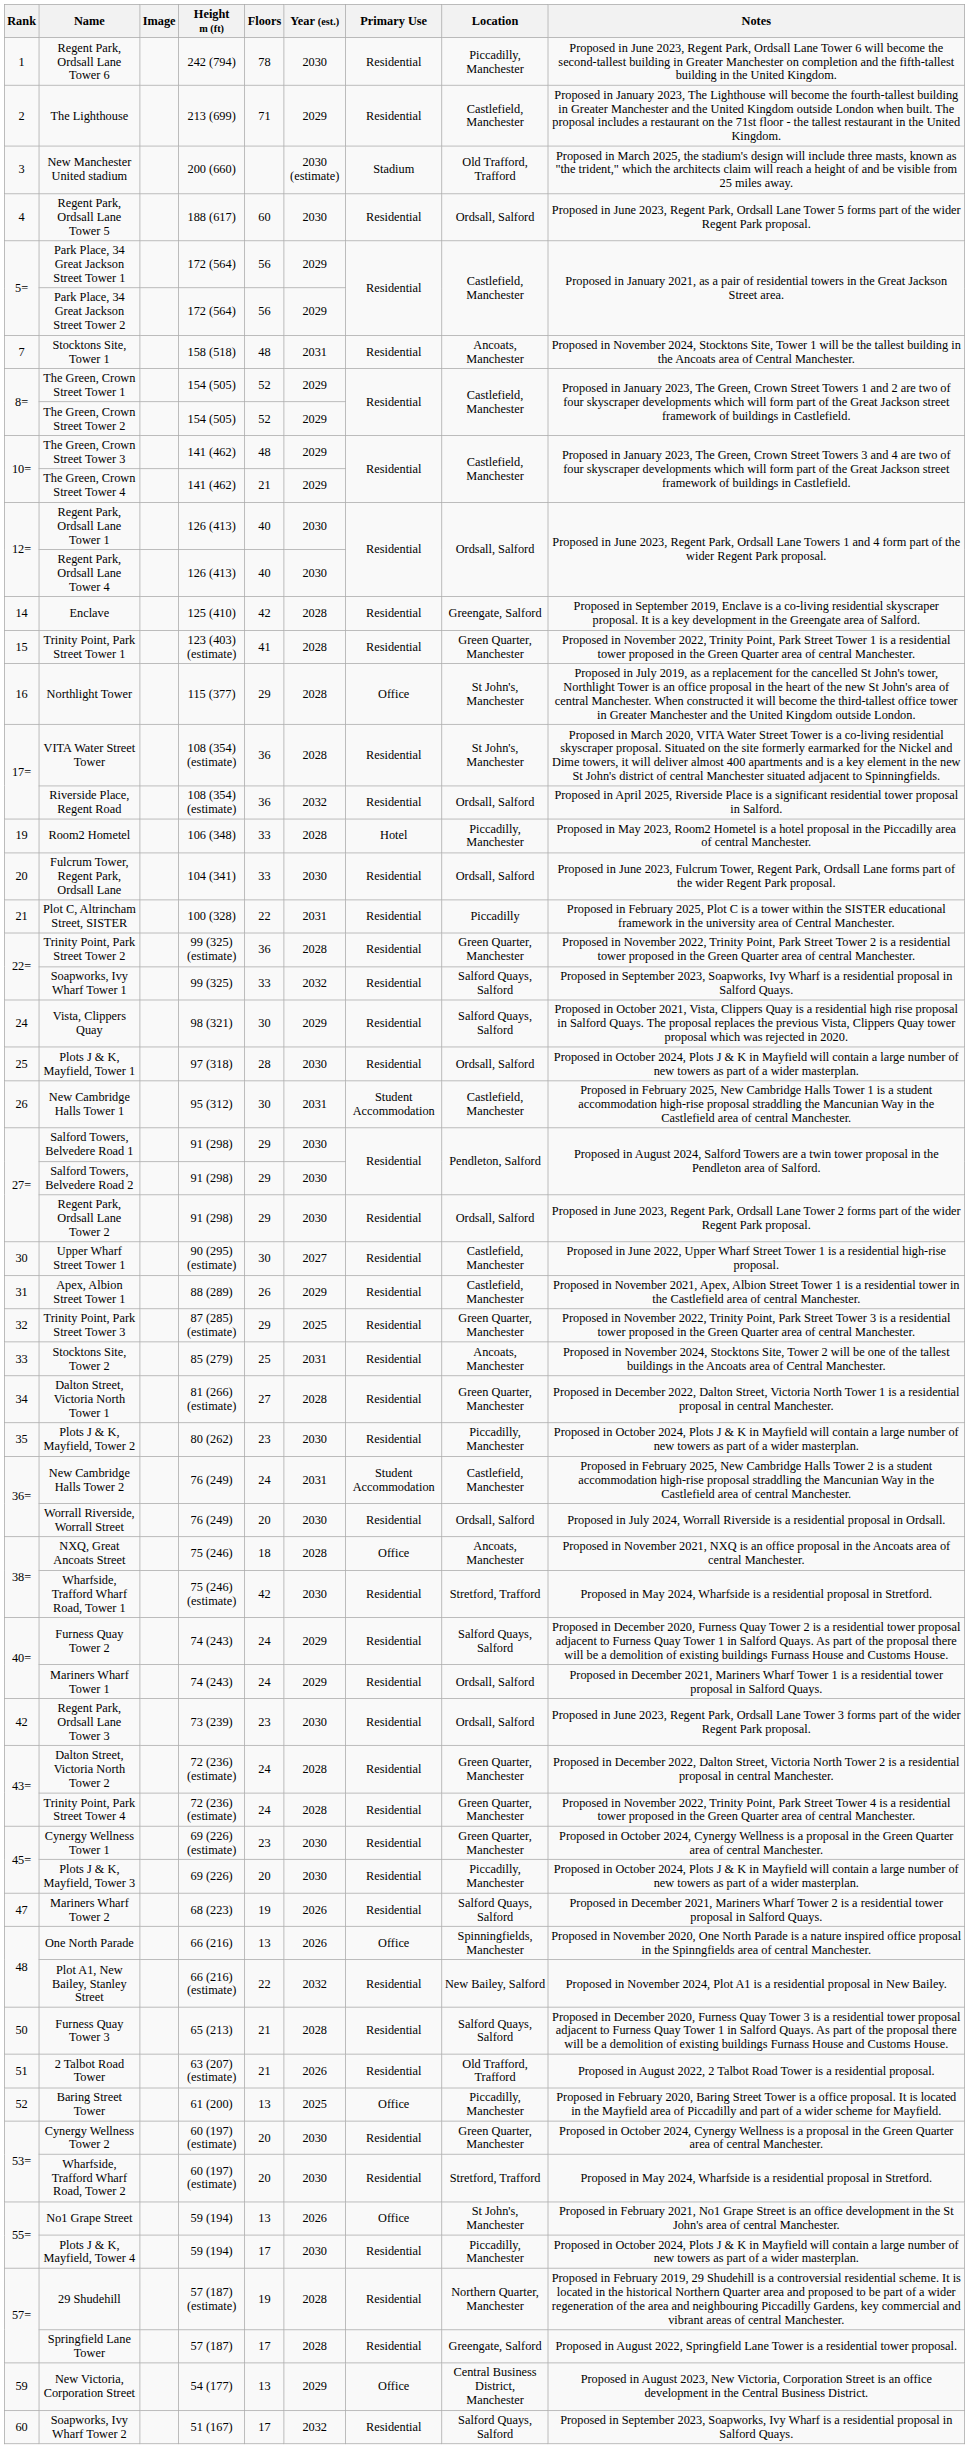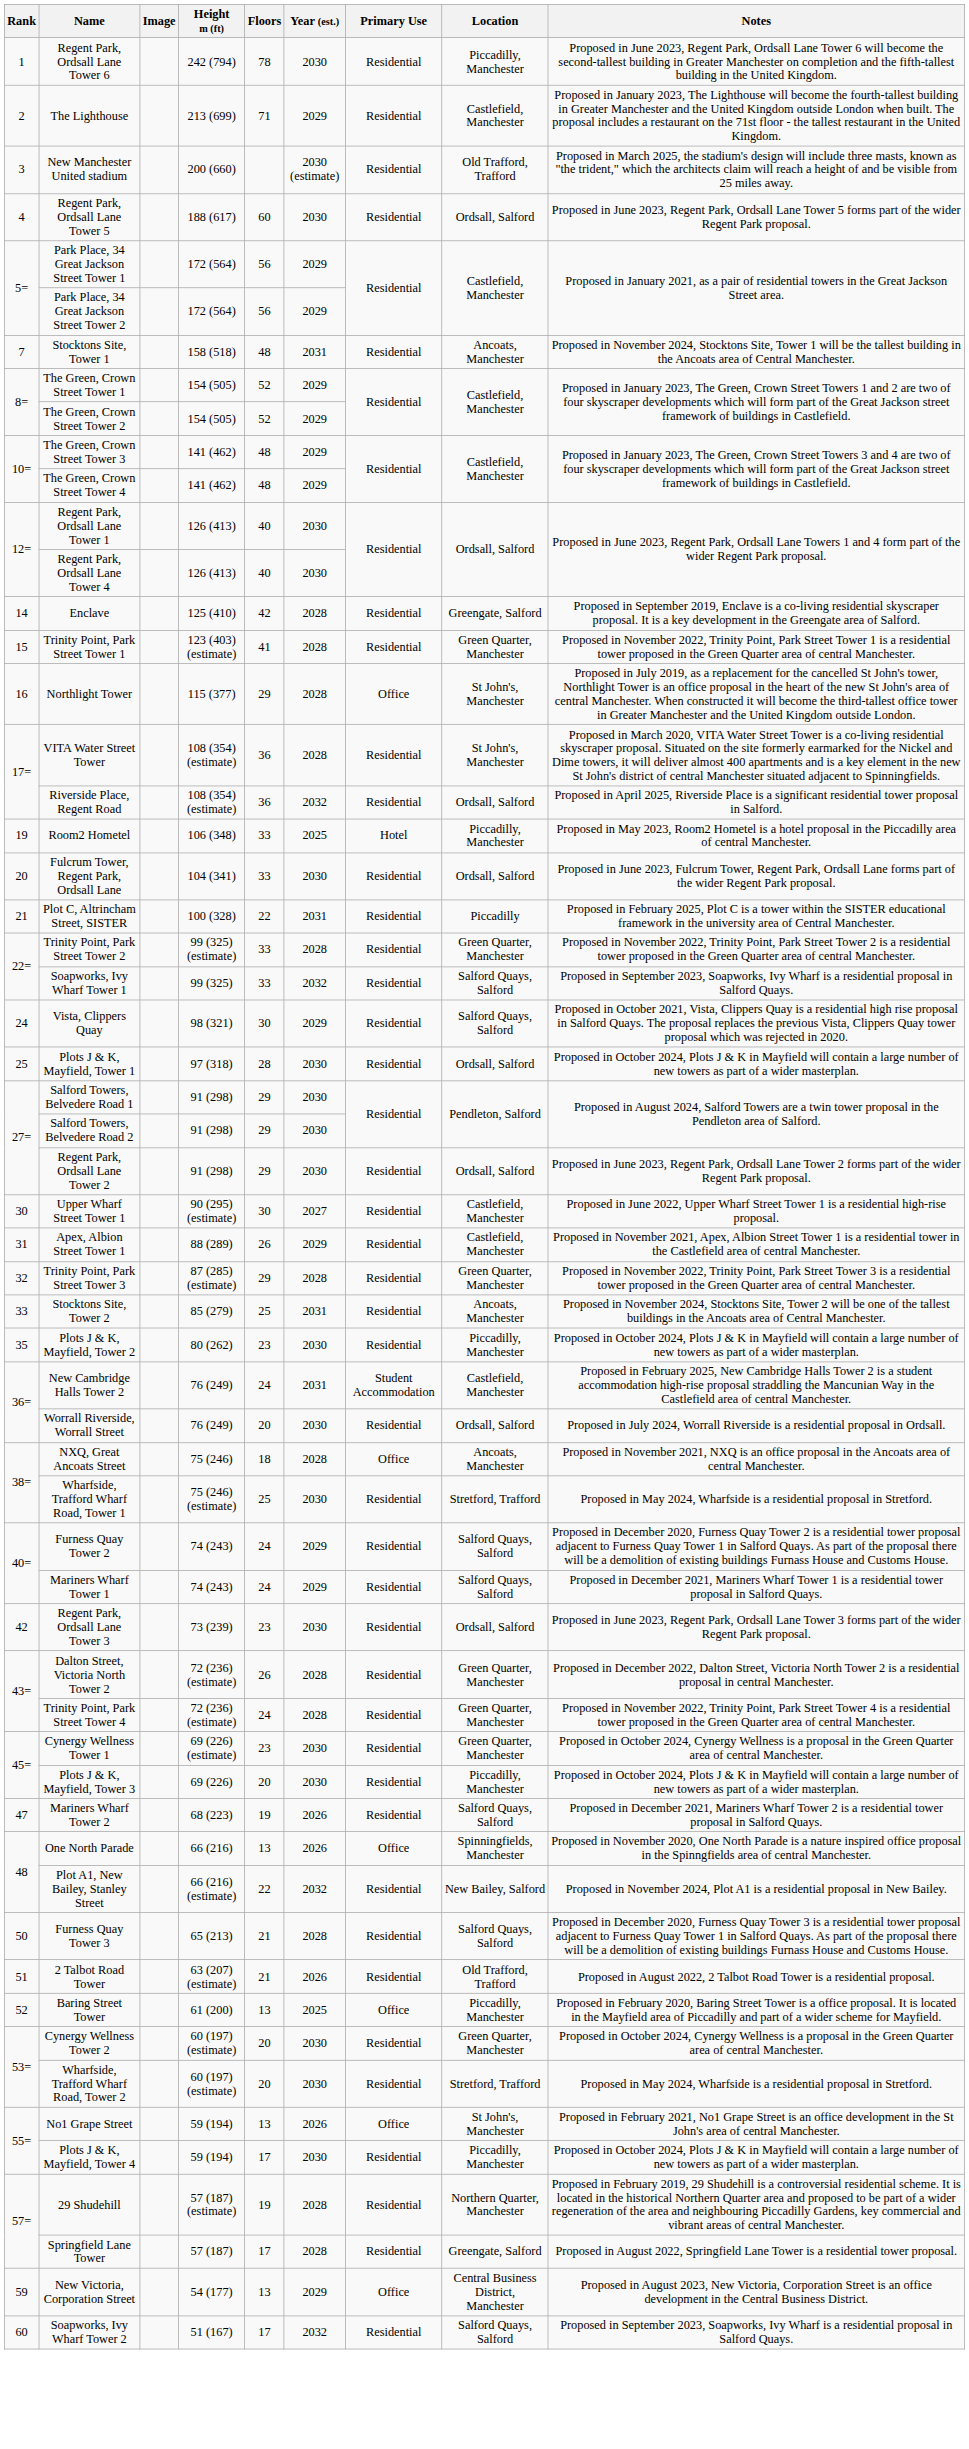(394, 169) Stadium -> (394, 169) Residential
(265, 485) 21 -> (265, 485) 48
(315, 835) 2028 -> (315, 835) 2025
(265, 950) 36 -> (265, 950) 33
- row: (89, 1104)
(315, 1325) 2025 -> (315, 1278) 2028
- row: (89, 1399)
(265, 1594) 42 -> (265, 1499) 25
(495, 1681) Ordsall, Salford -> (495, 1587) Salford Quays, Salford
(265, 1769) 24 -> (265, 1674) 26
